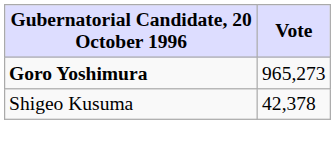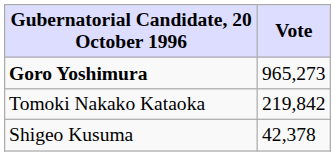+ row: (107, 103)
